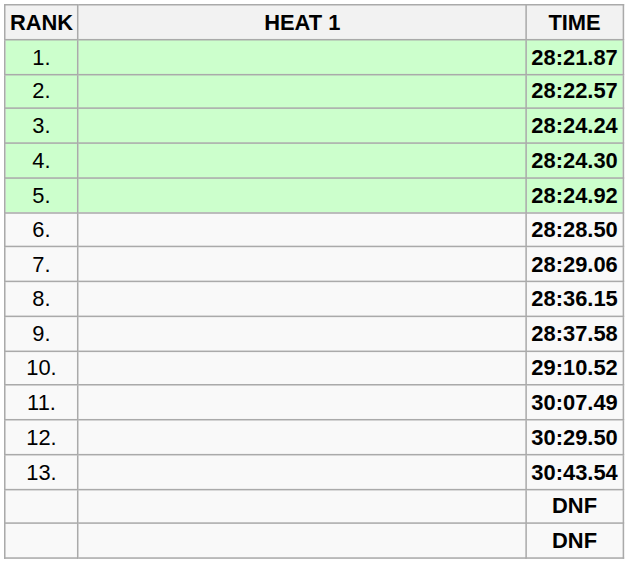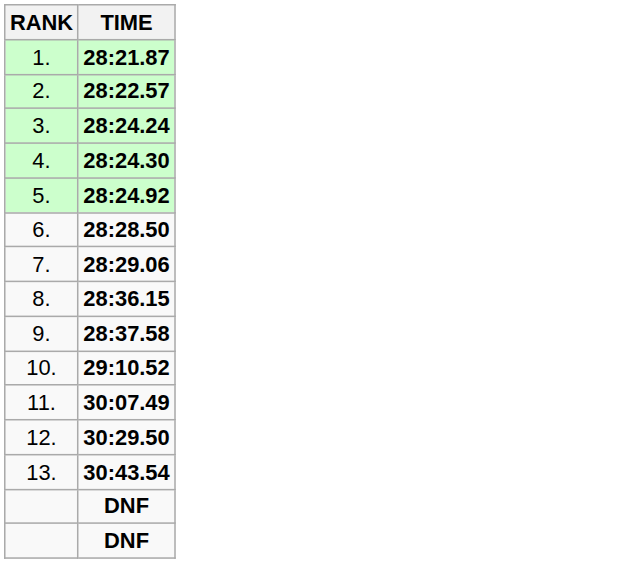- column: (302, 22)
